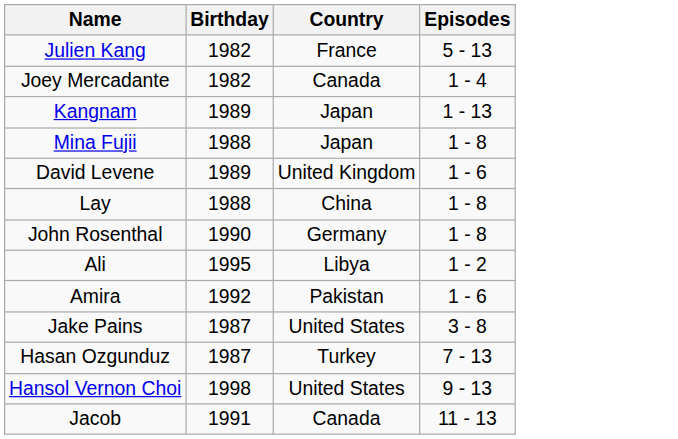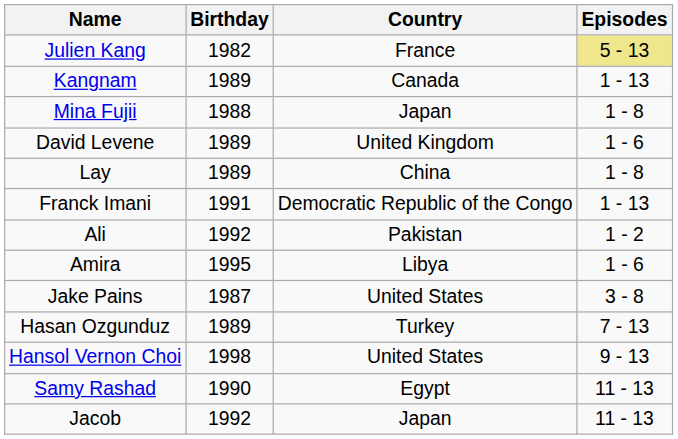(467, 50) no background -> (624, 50) khaki background
- row: (95, 81)
(347, 111) Japan -> (425, 81) Canada
(229, 204) 1988 -> (229, 173) 1989
- row: (95, 234)
+ row: (95, 204)
(229, 265) 1995 -> (229, 234) 1992
(347, 265) Libya -> (425, 234) Pakistan
(229, 296) 1992 -> (229, 265) 1995
(347, 296) Pakistan -> (425, 265) Libya
(229, 357) 1987 -> (229, 326) 1989
+ row: (95, 388)
(229, 419) 1991 -> (229, 419) 1992
(347, 419) Canada -> (425, 419) Japan
